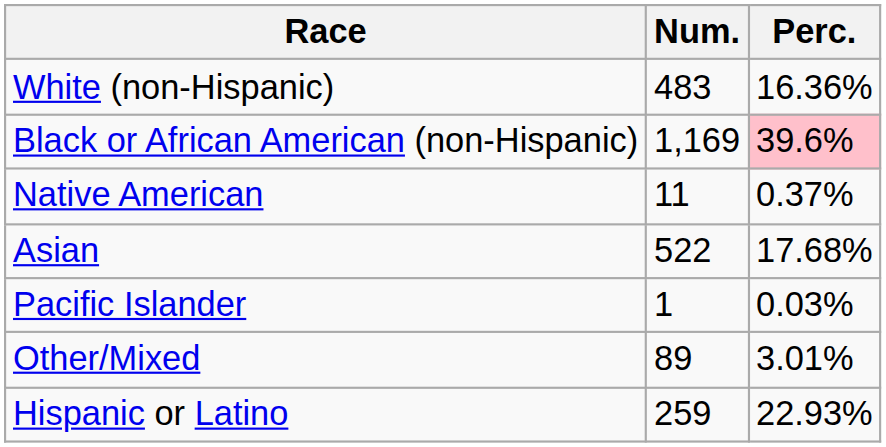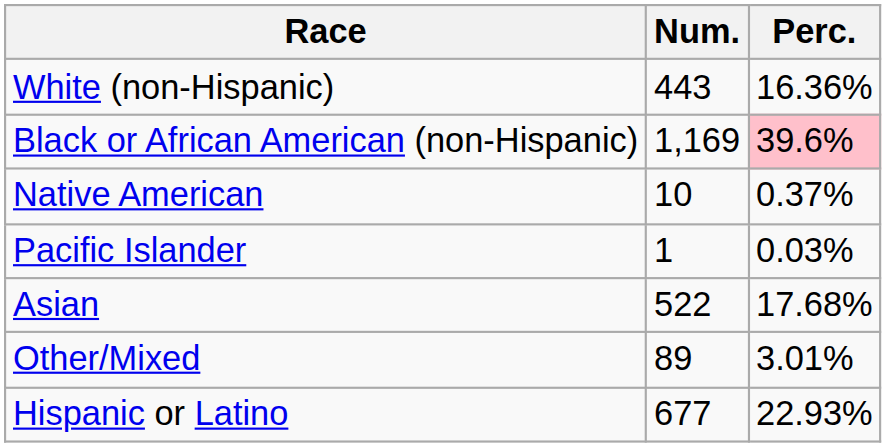(683, 86) 483 -> (683, 86) 443
(672, 195) 11 -> (673, 195) 10
rows swapped: (56, 250) <-> (130, 304)
(683, 413) 259 -> (683, 413) 677
